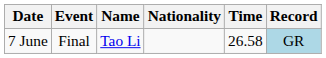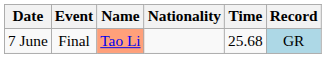(120, 41) no background -> (120, 41) lightsalmon background
(245, 41) 26.58 -> (245, 41) 25.68
